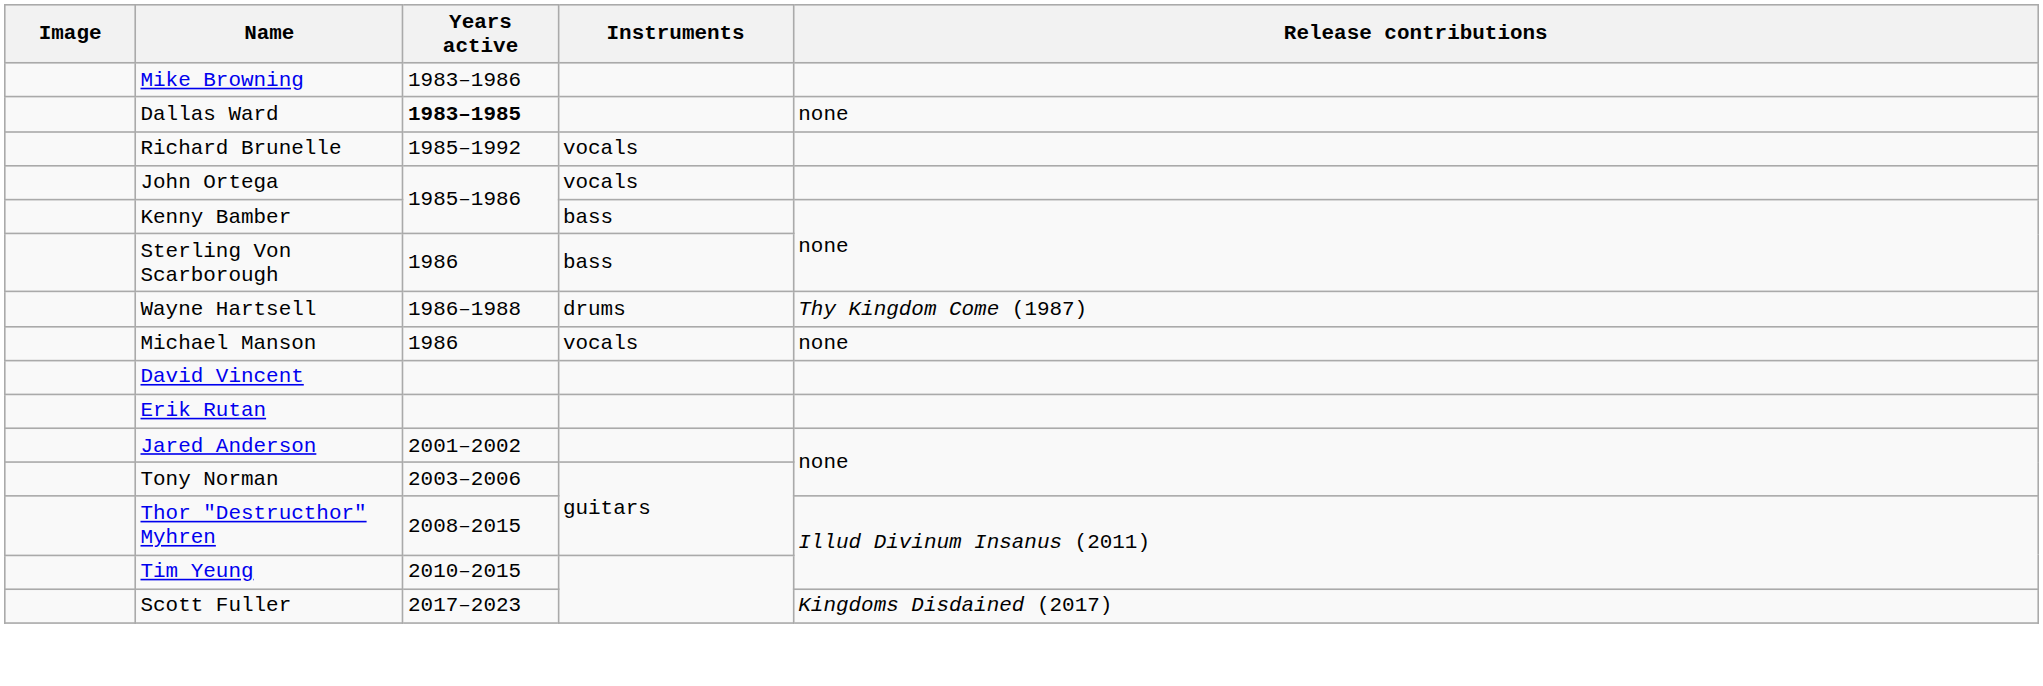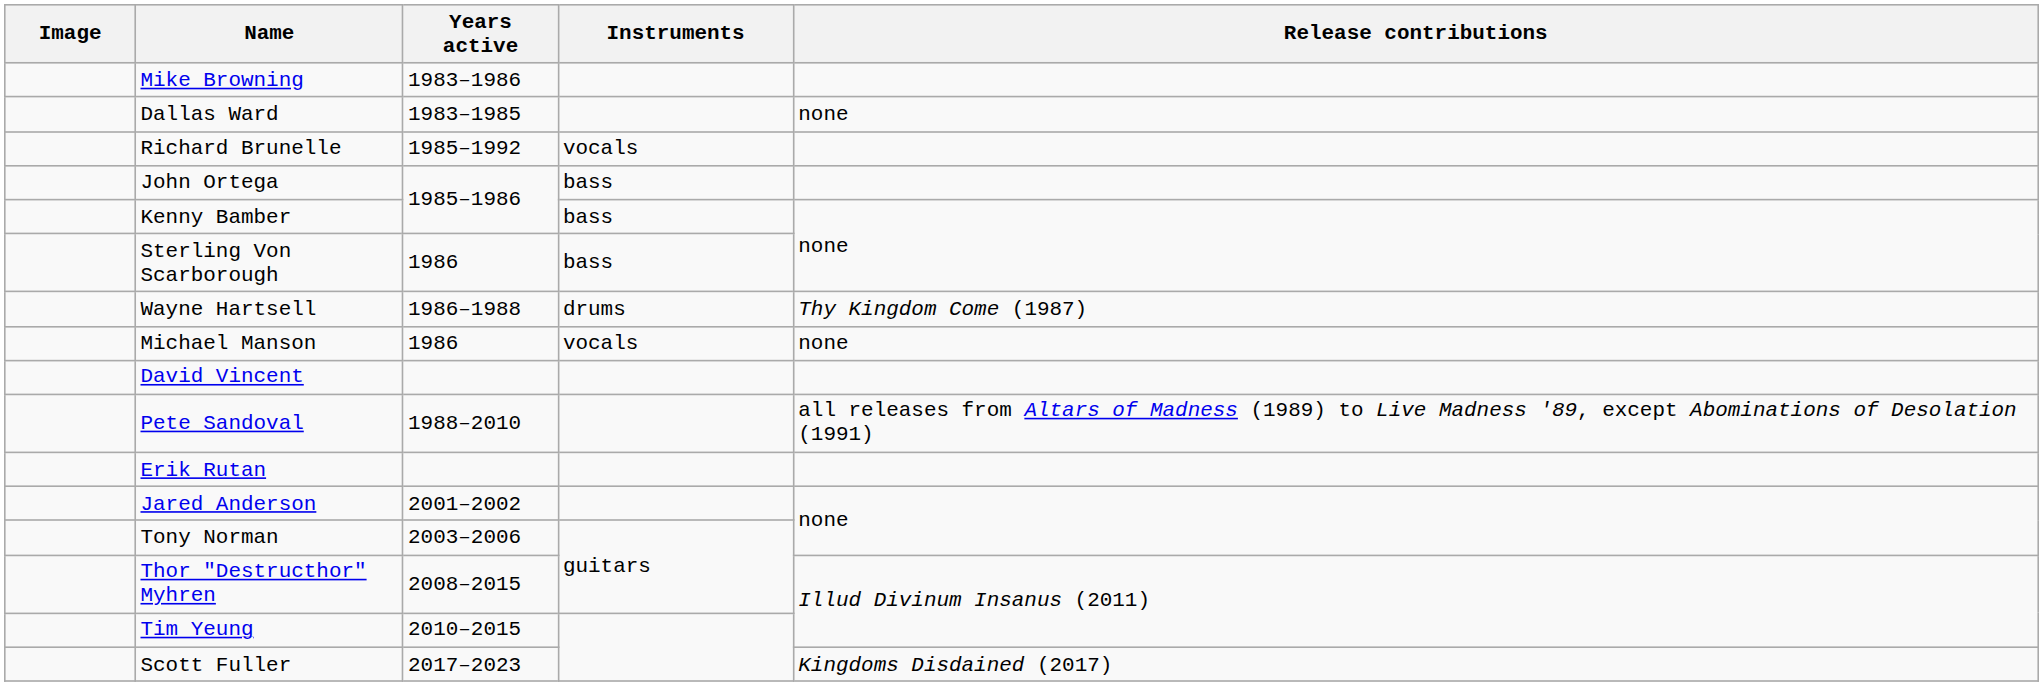(465, 114) bold -> (465, 114) normal
(601, 182) vocals -> (588, 182) bass
+ row: (222, 423)
